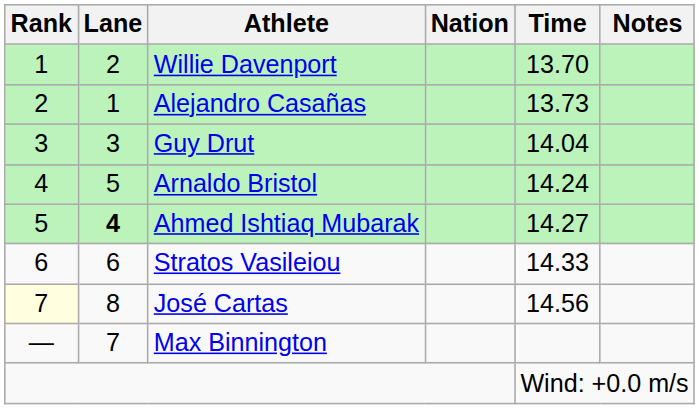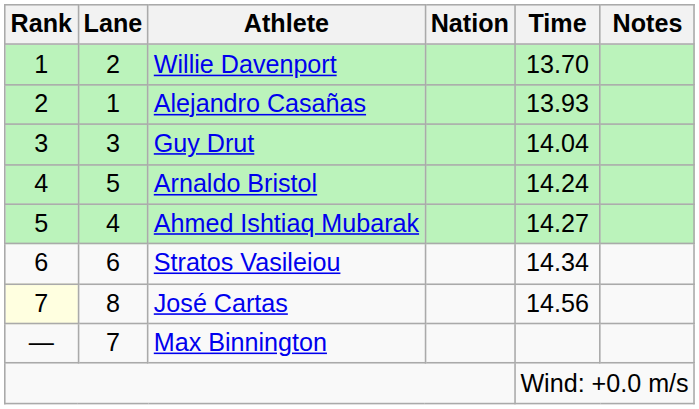(558, 104) 13.73 -> (558, 104) 13.93
(113, 223) bold -> (113, 223) normal
(558, 263) 14.33 -> (558, 263) 14.34
